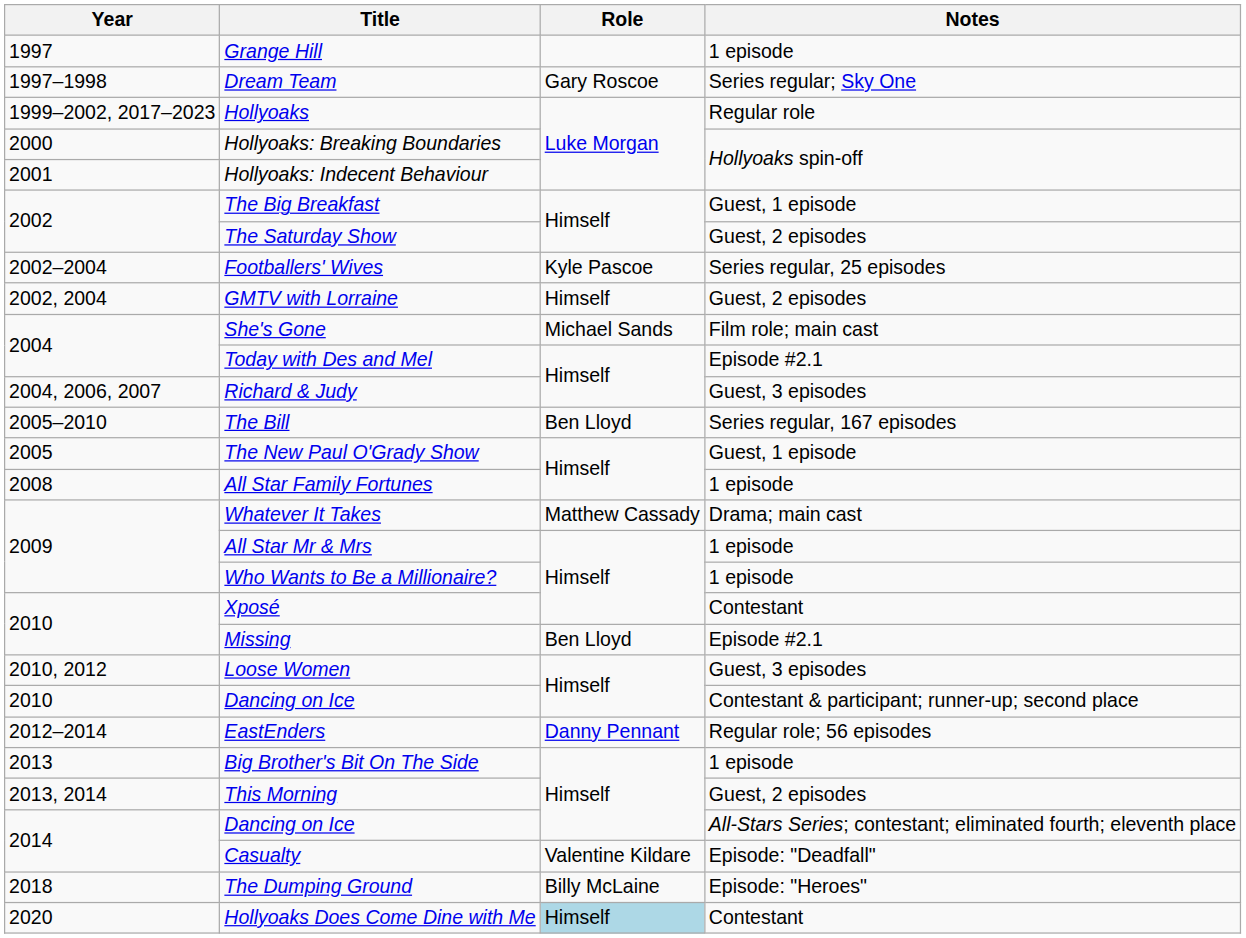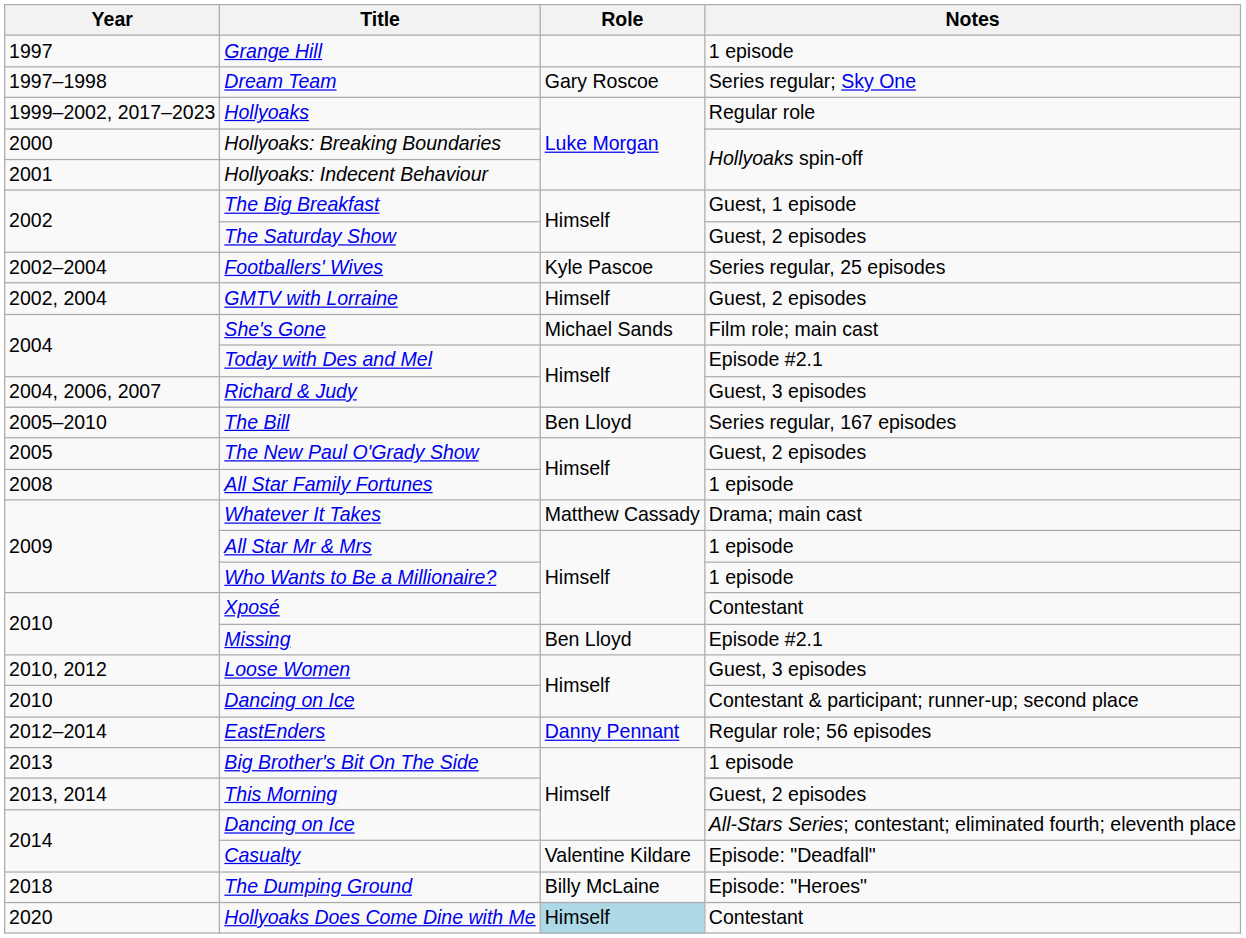(783, 453) Guest, 1 episode -> (788, 453) Guest, 2 episodes
